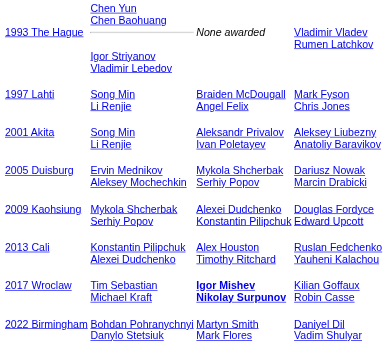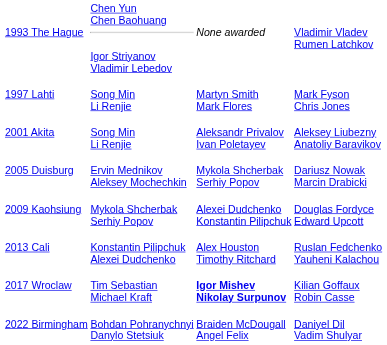(241, 100) Braiden McDougall Angel Felix -> (227, 100) Martyn Smith Mark Flores
(227, 330) Martyn Smith Mark Flores -> (241, 330) Braiden McDougall Angel Felix
